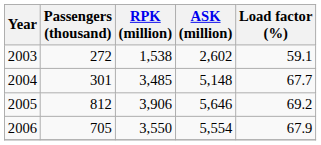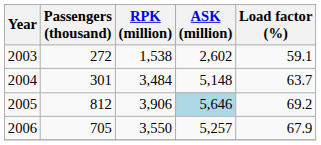(156, 80) 3,485 -> (156, 80) 3,484
(300, 80) 67.7 -> (300, 80) 63.7
(216, 103) no background -> (216, 103) lightblue background
(216, 127) 5,554 -> (216, 127) 5,257
